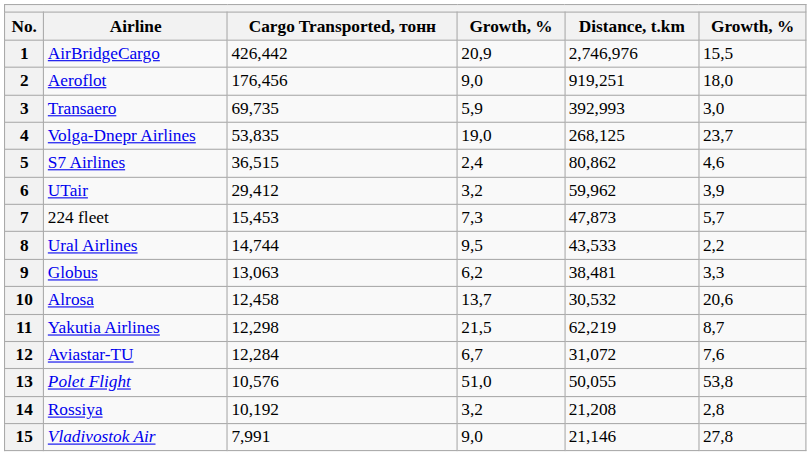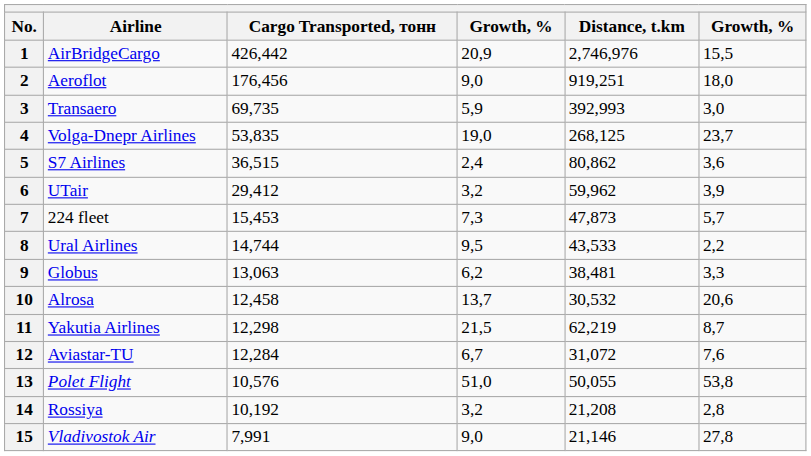(714, 163) 4,6 -> (714, 163) 3,6
